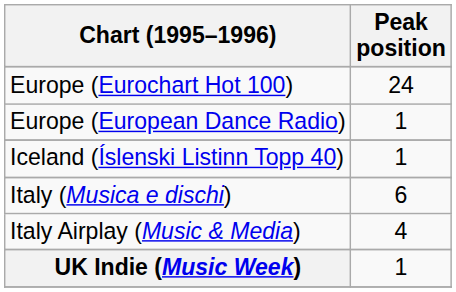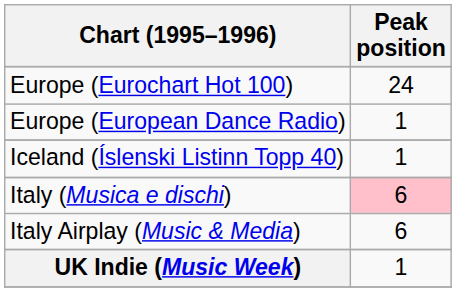(401, 194) no background -> (401, 194) pink background
(401, 231) 4 -> (401, 231) 6
